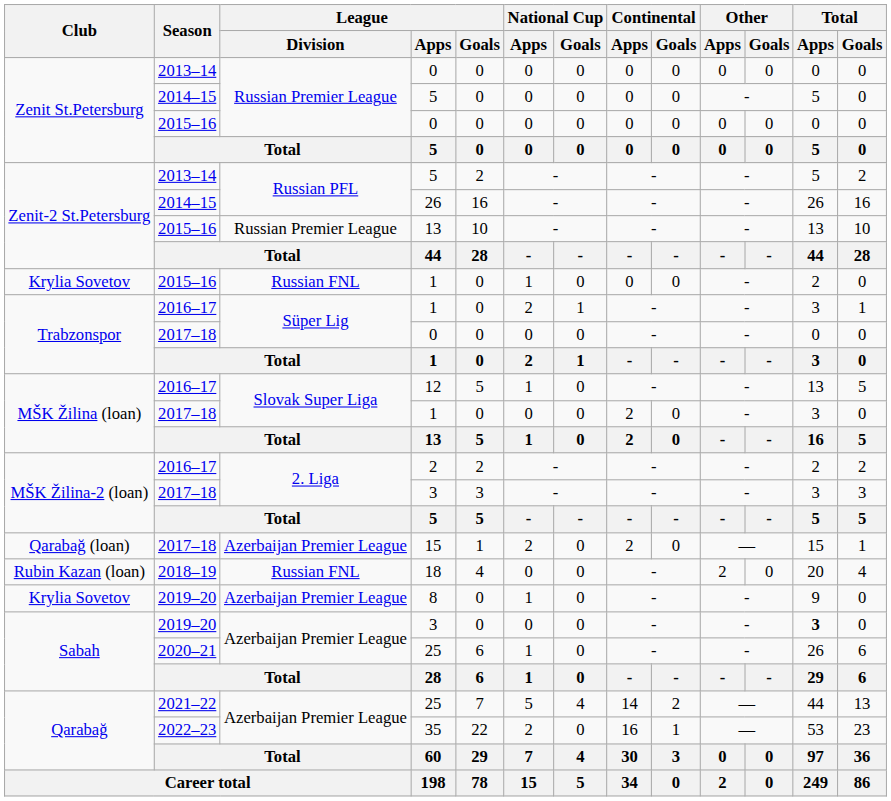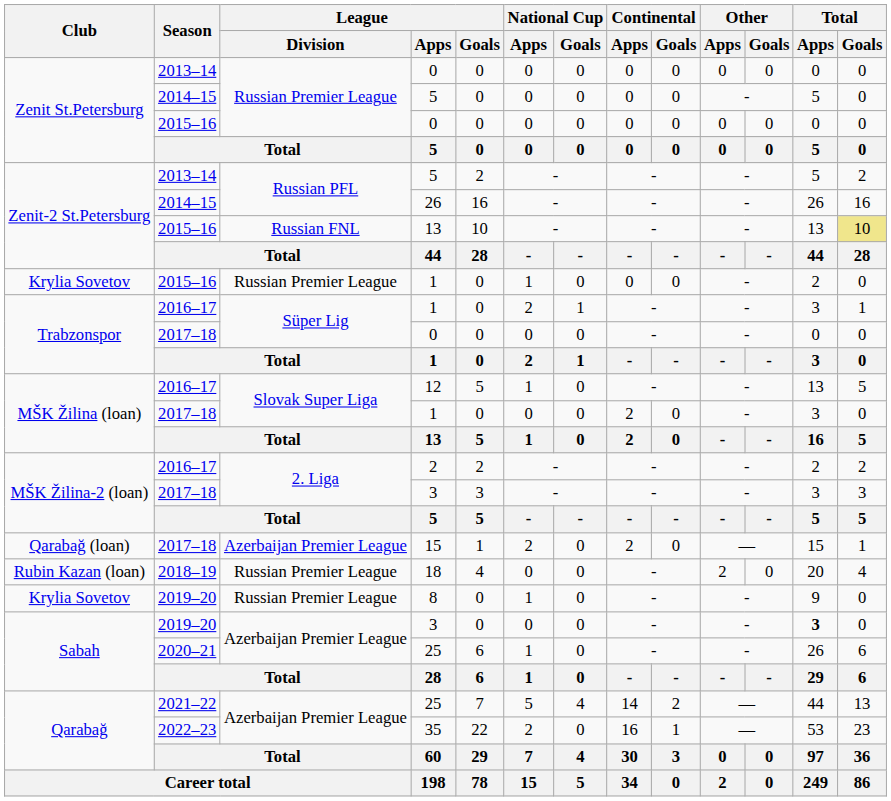(315, 228) Russian Premier League -> (315, 228) Russian FNL
(862, 228) no background -> (862, 228) khaki background
(315, 281) Russian FNL -> (315, 281) Russian Premier League
(315, 571) Russian FNL -> (315, 571) Russian Premier League
(315, 598) Azerbaijan Premier League -> (315, 598) Russian Premier League
